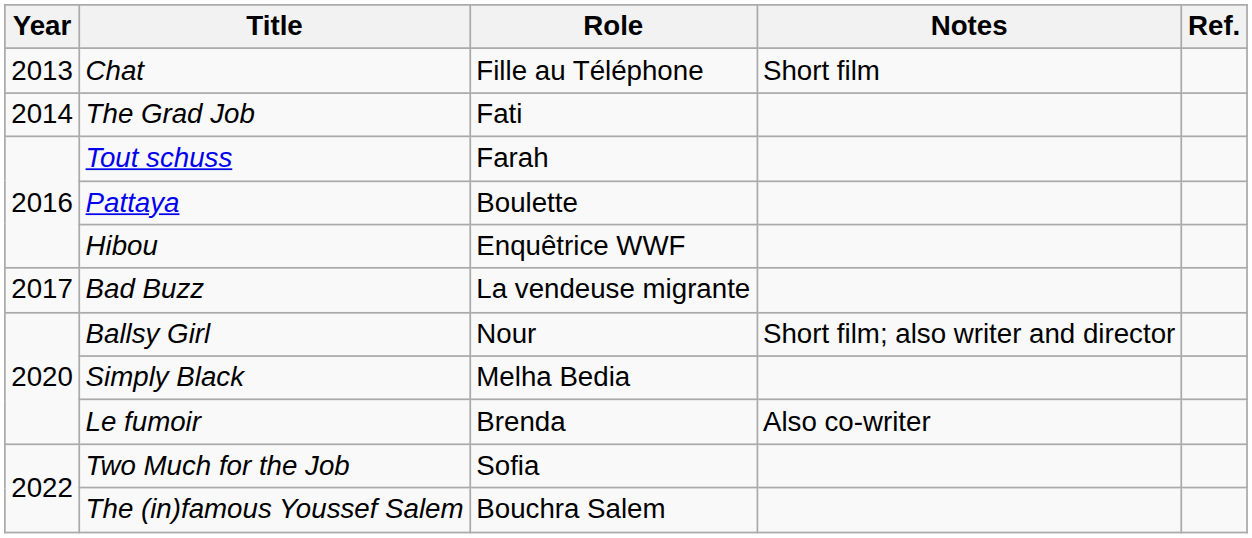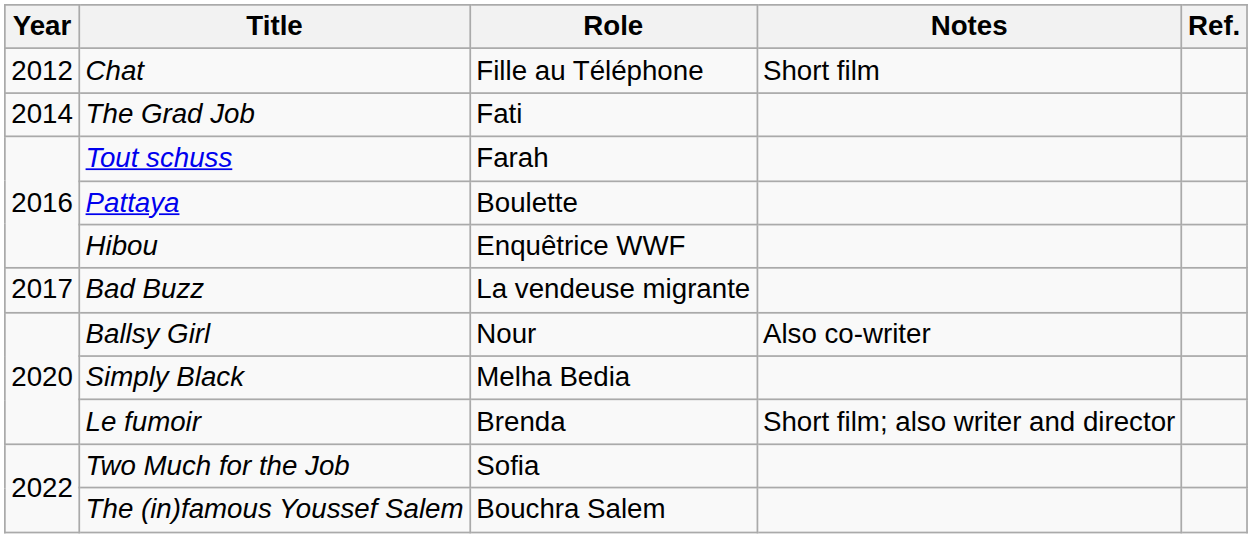(42, 70) 2013 -> (42, 70) 2012
(969, 333) Short film; also writer and director -> (847, 333) Also co-writer
(847, 421) Also co-writer -> (969, 421) Short film; also writer and director
